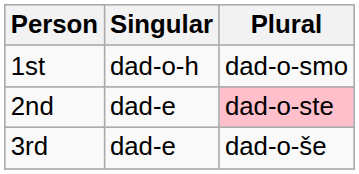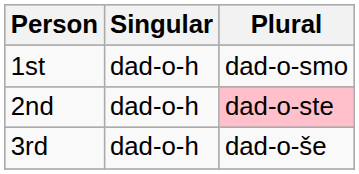(143, 106) dad-e -> (154, 106) dad-o-h
(143, 147) dad-e -> (154, 147) dad-o-h
